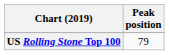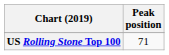(143, 41) 79 -> (143, 41) 71
